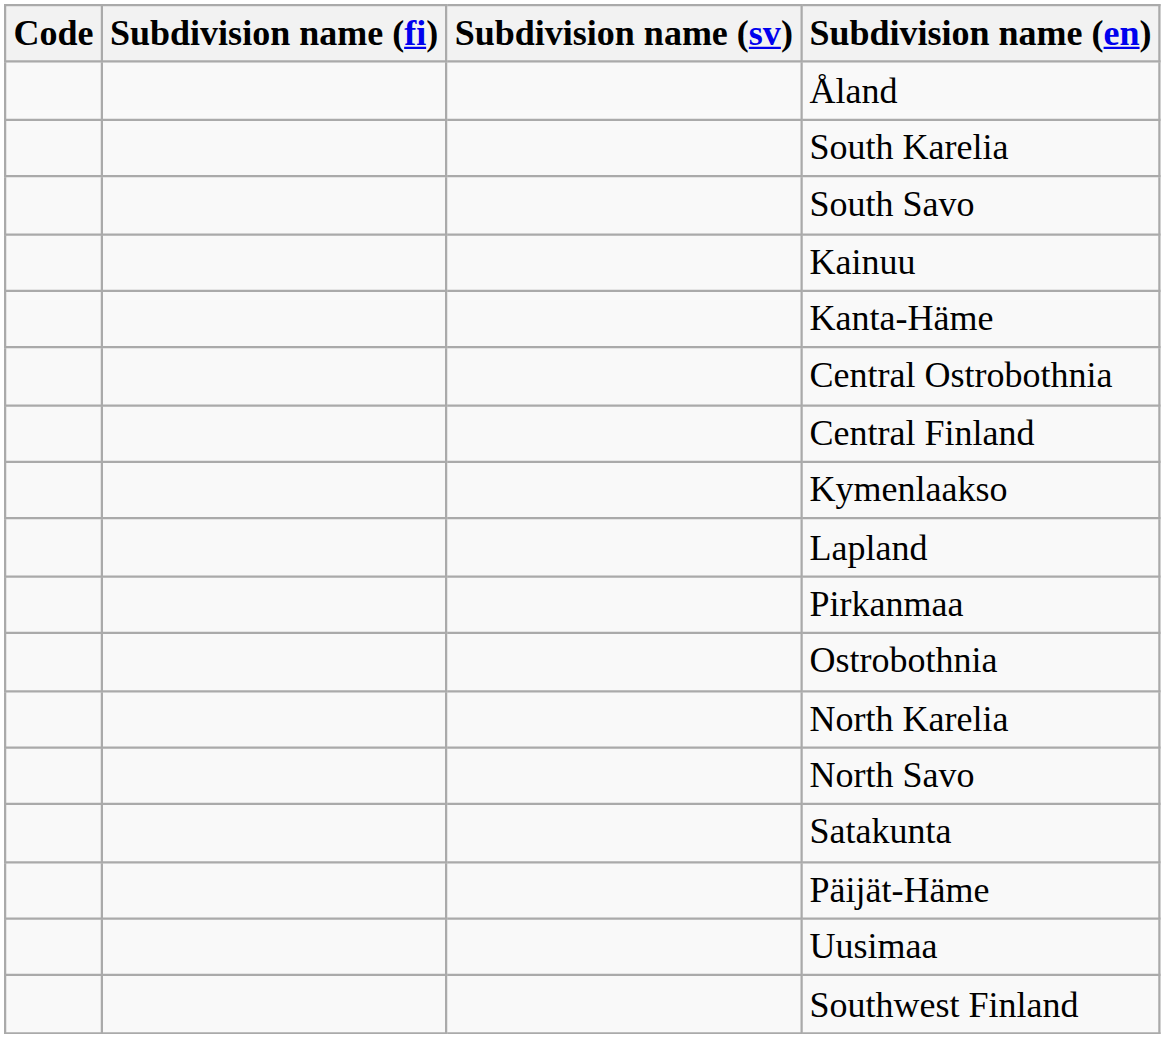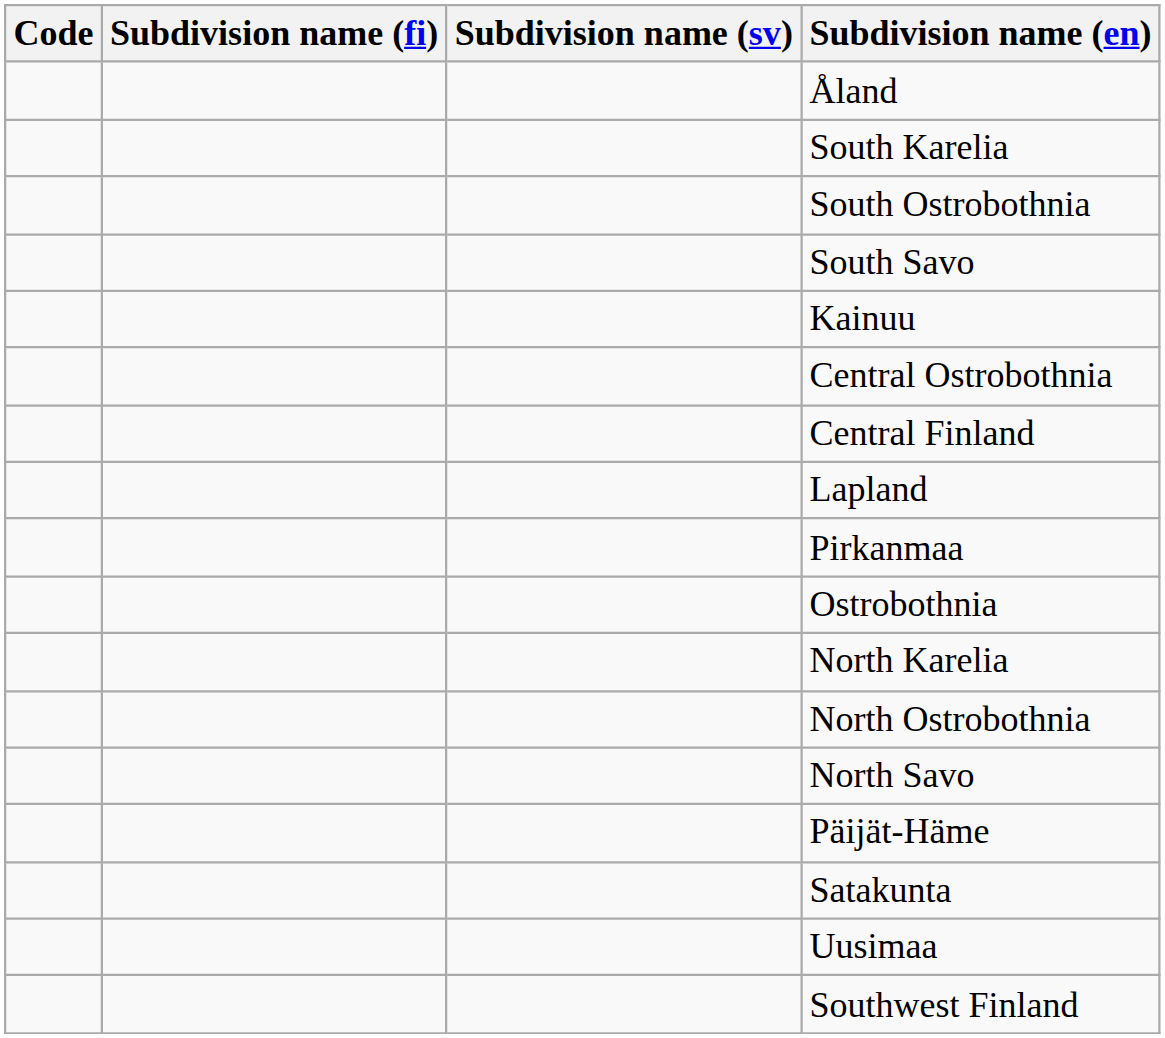+ row: (950, 204)
- row: (901, 318)
- row: (908, 489)
+ row: (950, 718)
rows swapped: (899, 889) <-> (880, 832)
